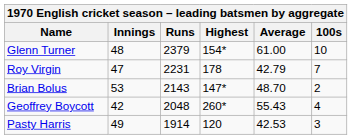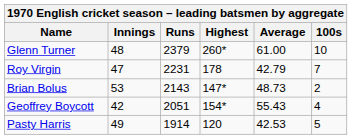(214, 50) 154* -> (214, 50) 260*
(271, 87) 48.70 -> (271, 87) 48.73
(176, 106) 2048 -> (176, 106) 2051
(214, 106) 260* -> (214, 106) 154*
(317, 124) 3 -> (317, 124) 5
